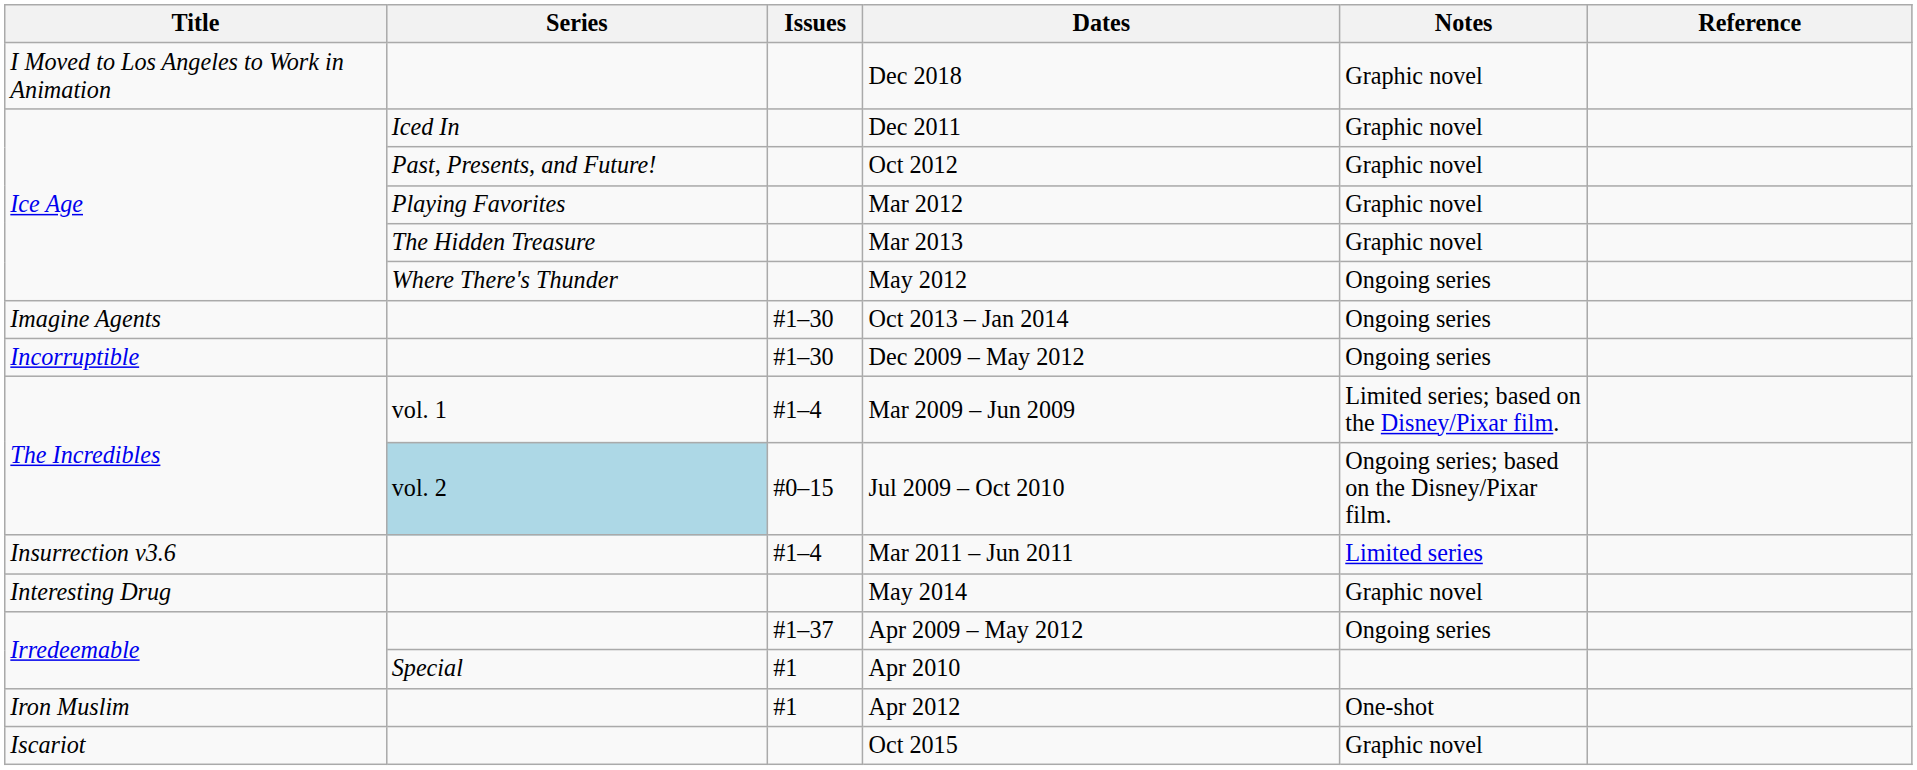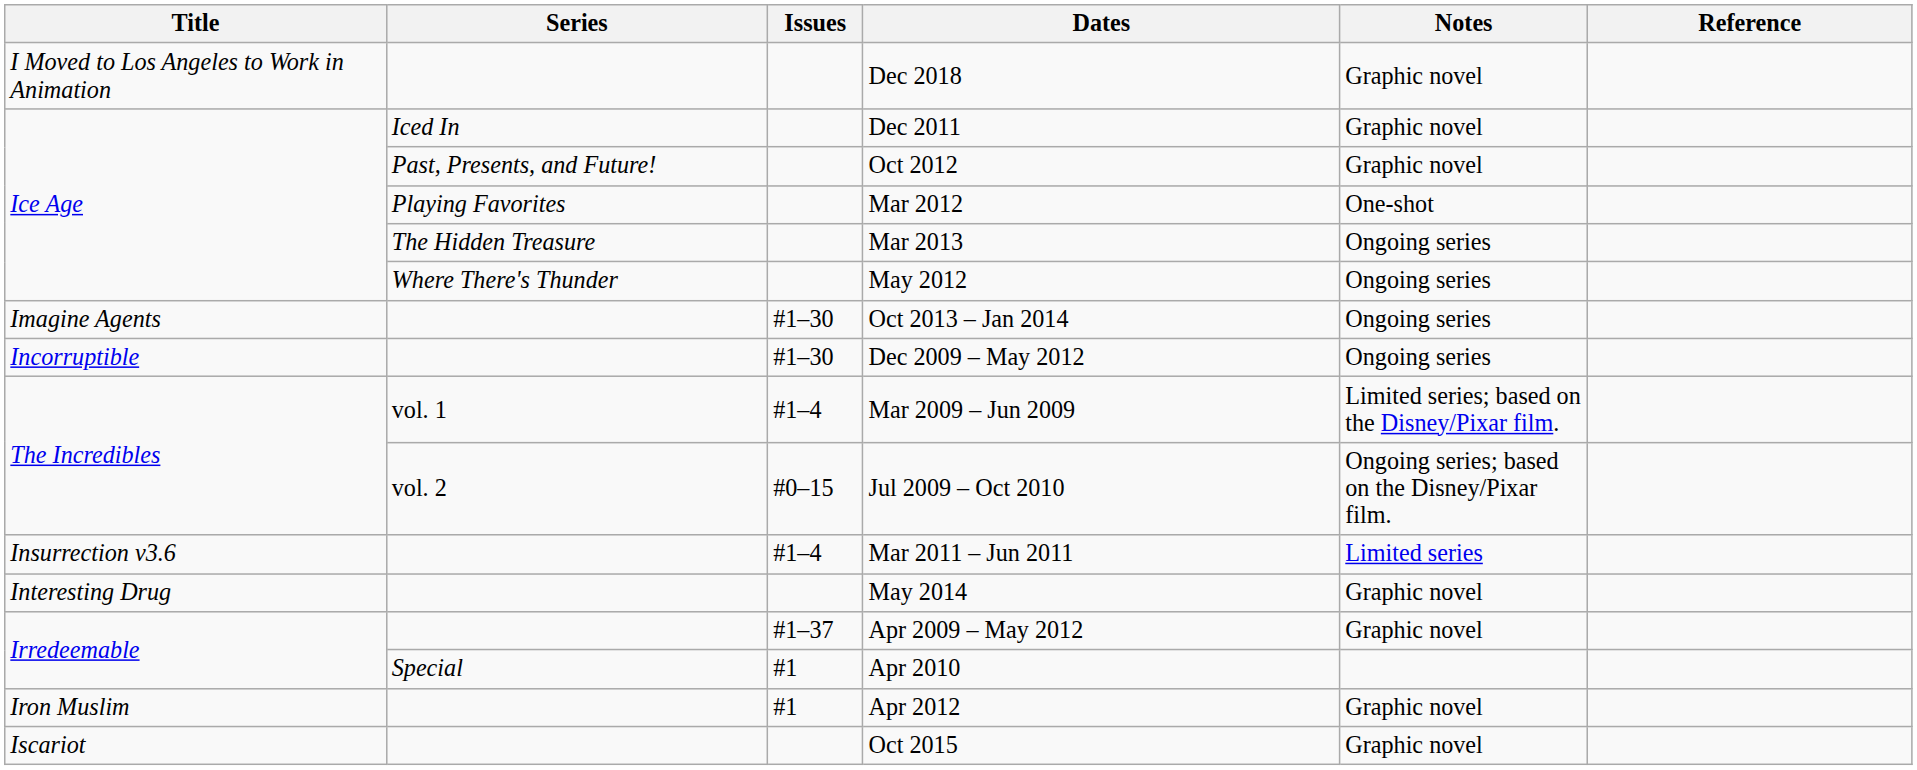(1414, 204) Graphic novel -> (1390, 204) One-shot
(1414, 242) Graphic novel -> (1418, 242) Ongoing series
(419, 488) lightblue background -> (419, 488) no background
(1418, 630) Ongoing series -> (1414, 630) Graphic novel
(1390, 707) One-shot -> (1414, 707) Graphic novel
